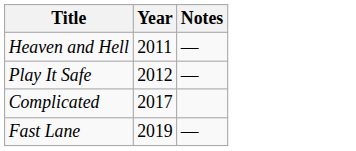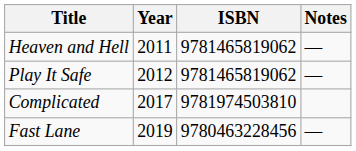+ column: (239, 18)
